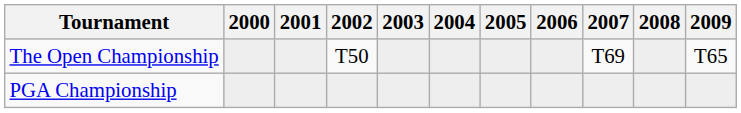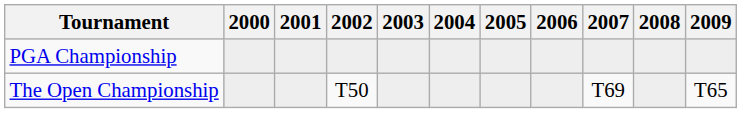rows swapped: (114, 56) <-> (93, 90)
